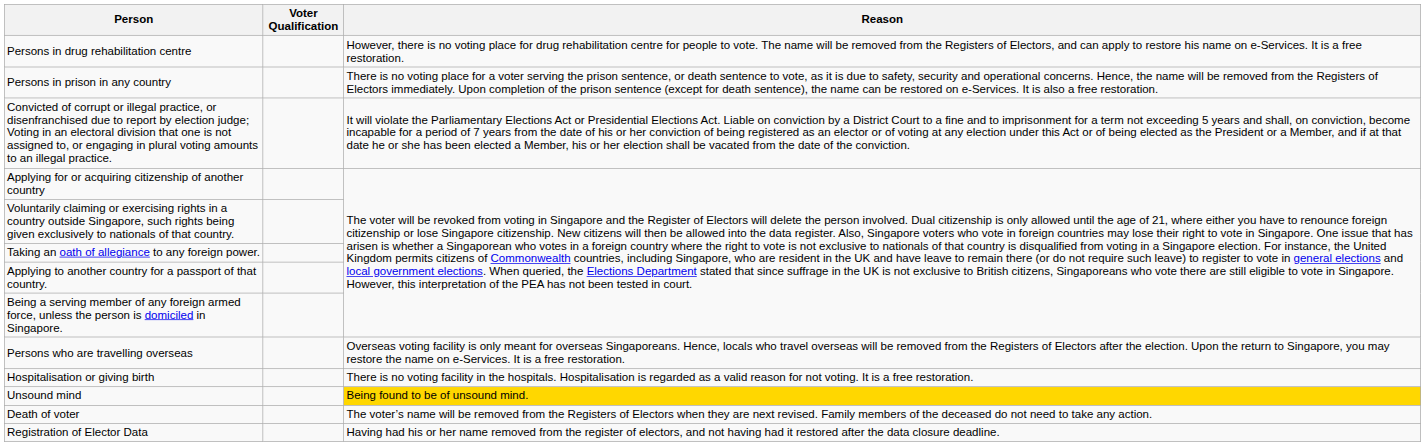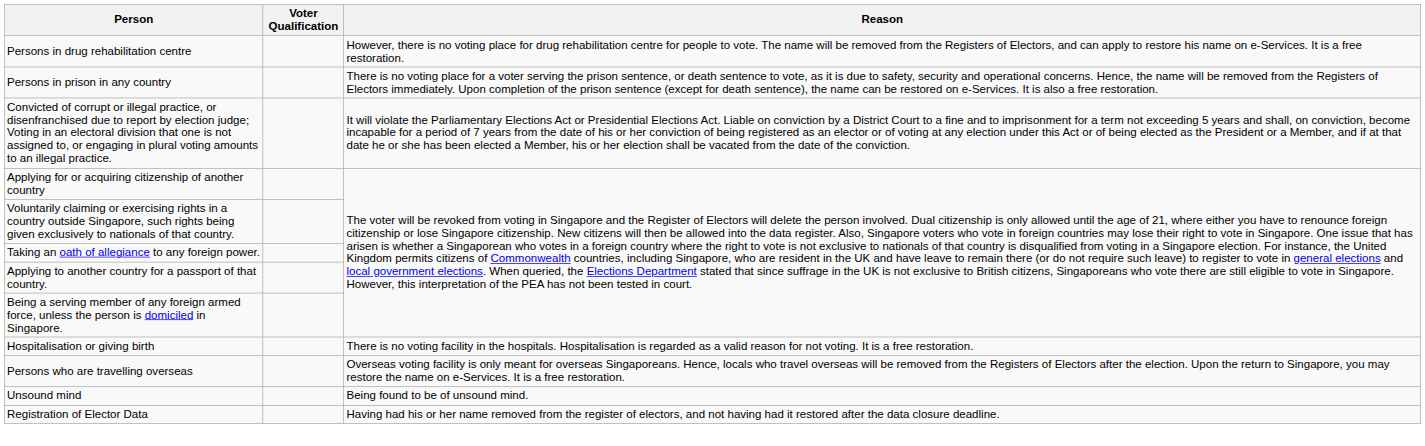rows swapped: (81, 377) <-> (100, 353)
(437, 396) gold background -> (437, 396) no background
- row: (43, 414)
